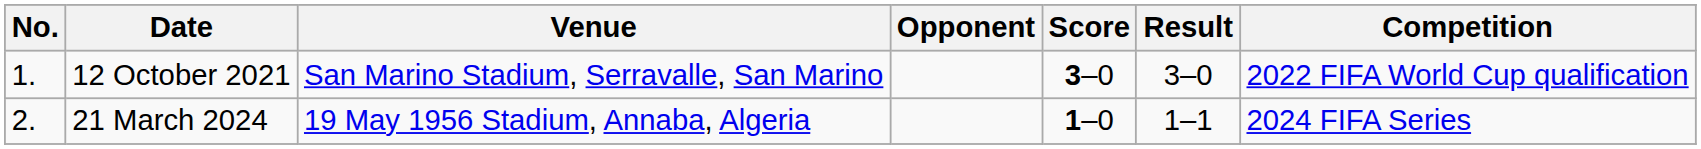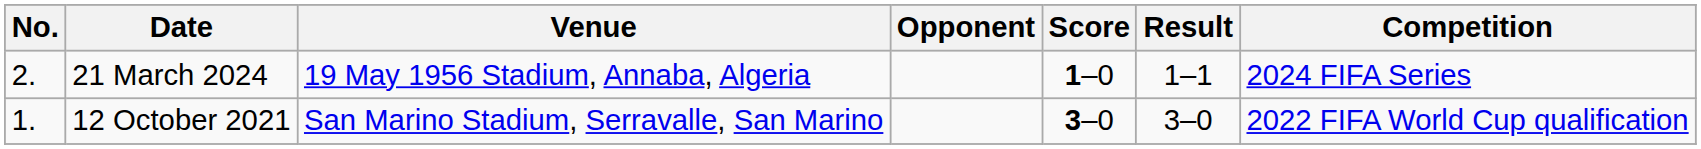rows swapped: (181, 74) <-> (170, 120)
